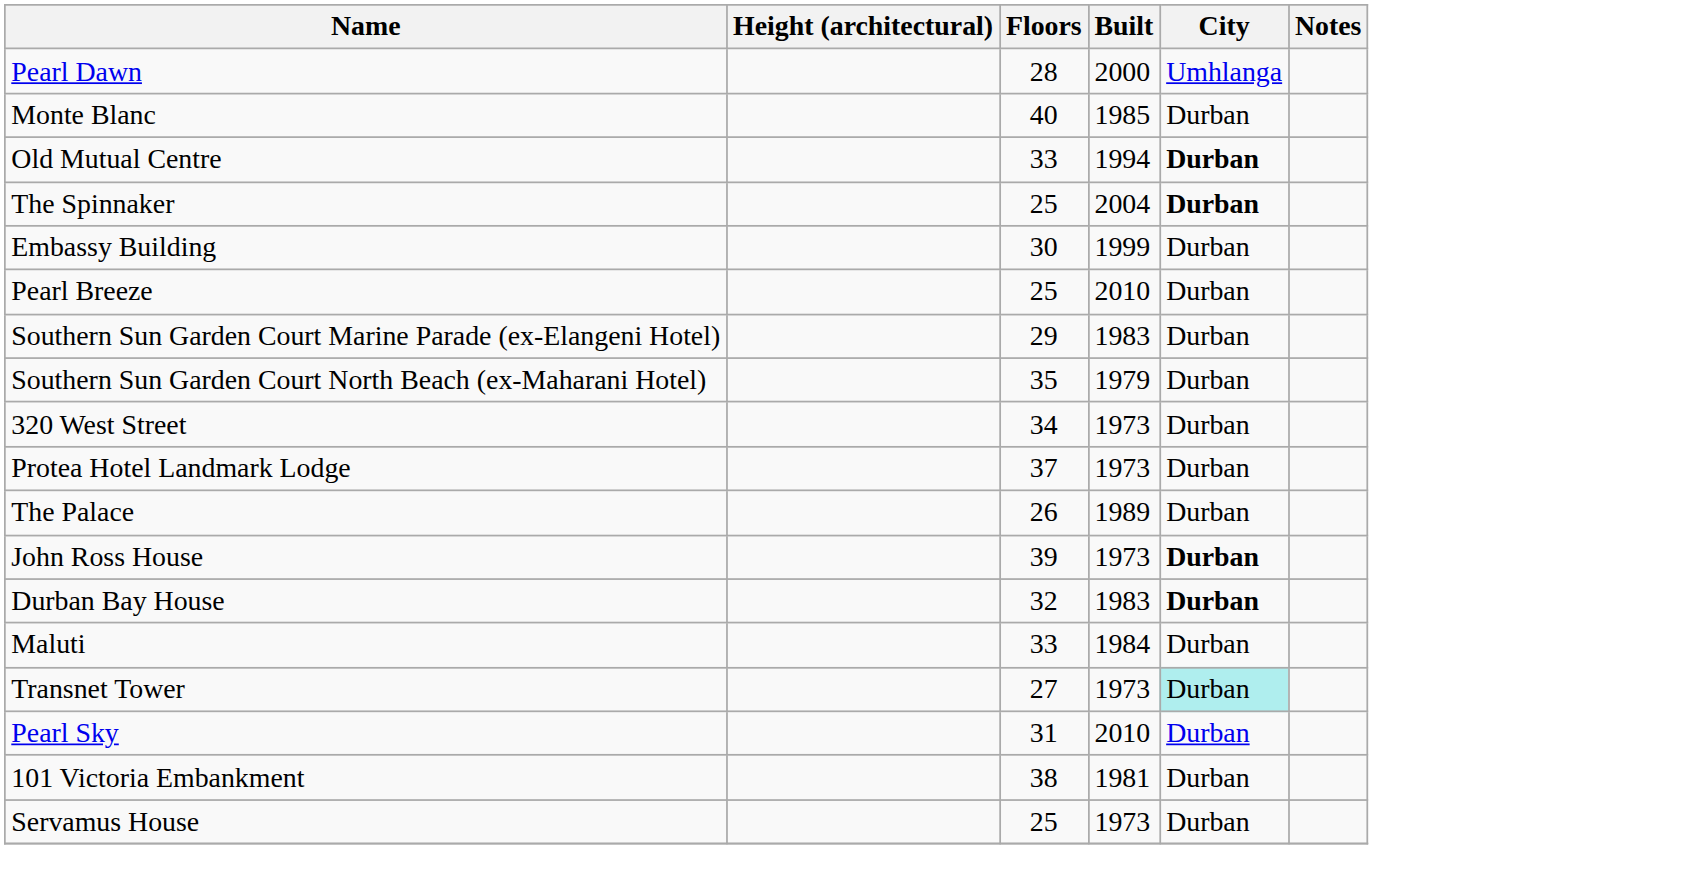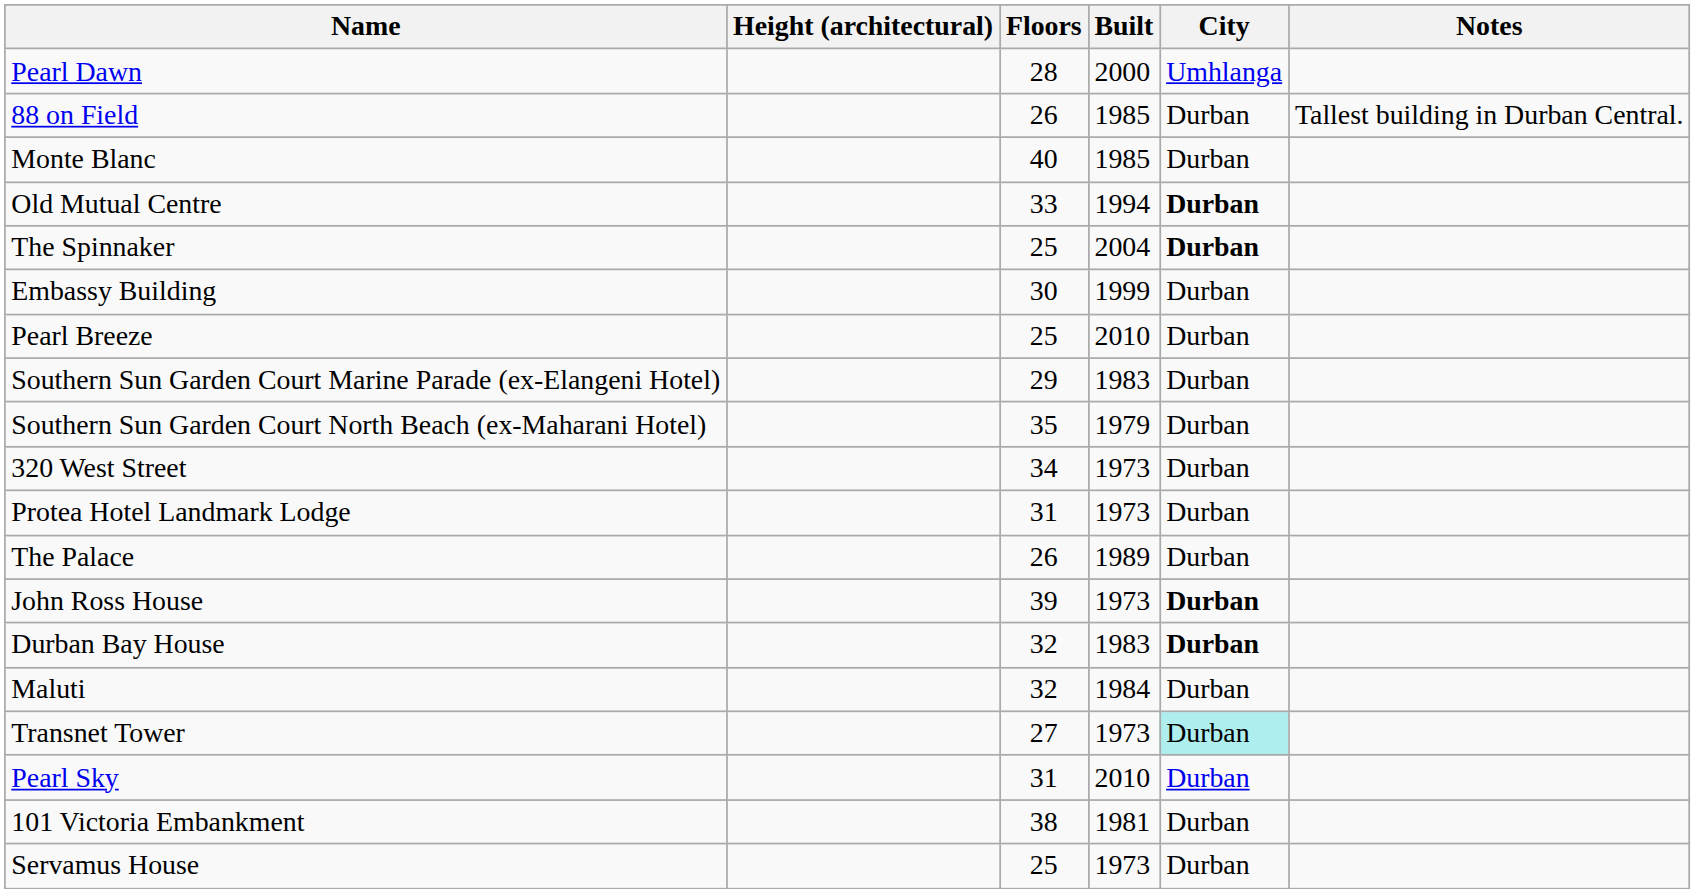+ row: (75, 114)
(1044, 468) 37 -> (1044, 512) 31
(1044, 644) 33 -> (1044, 688) 32
